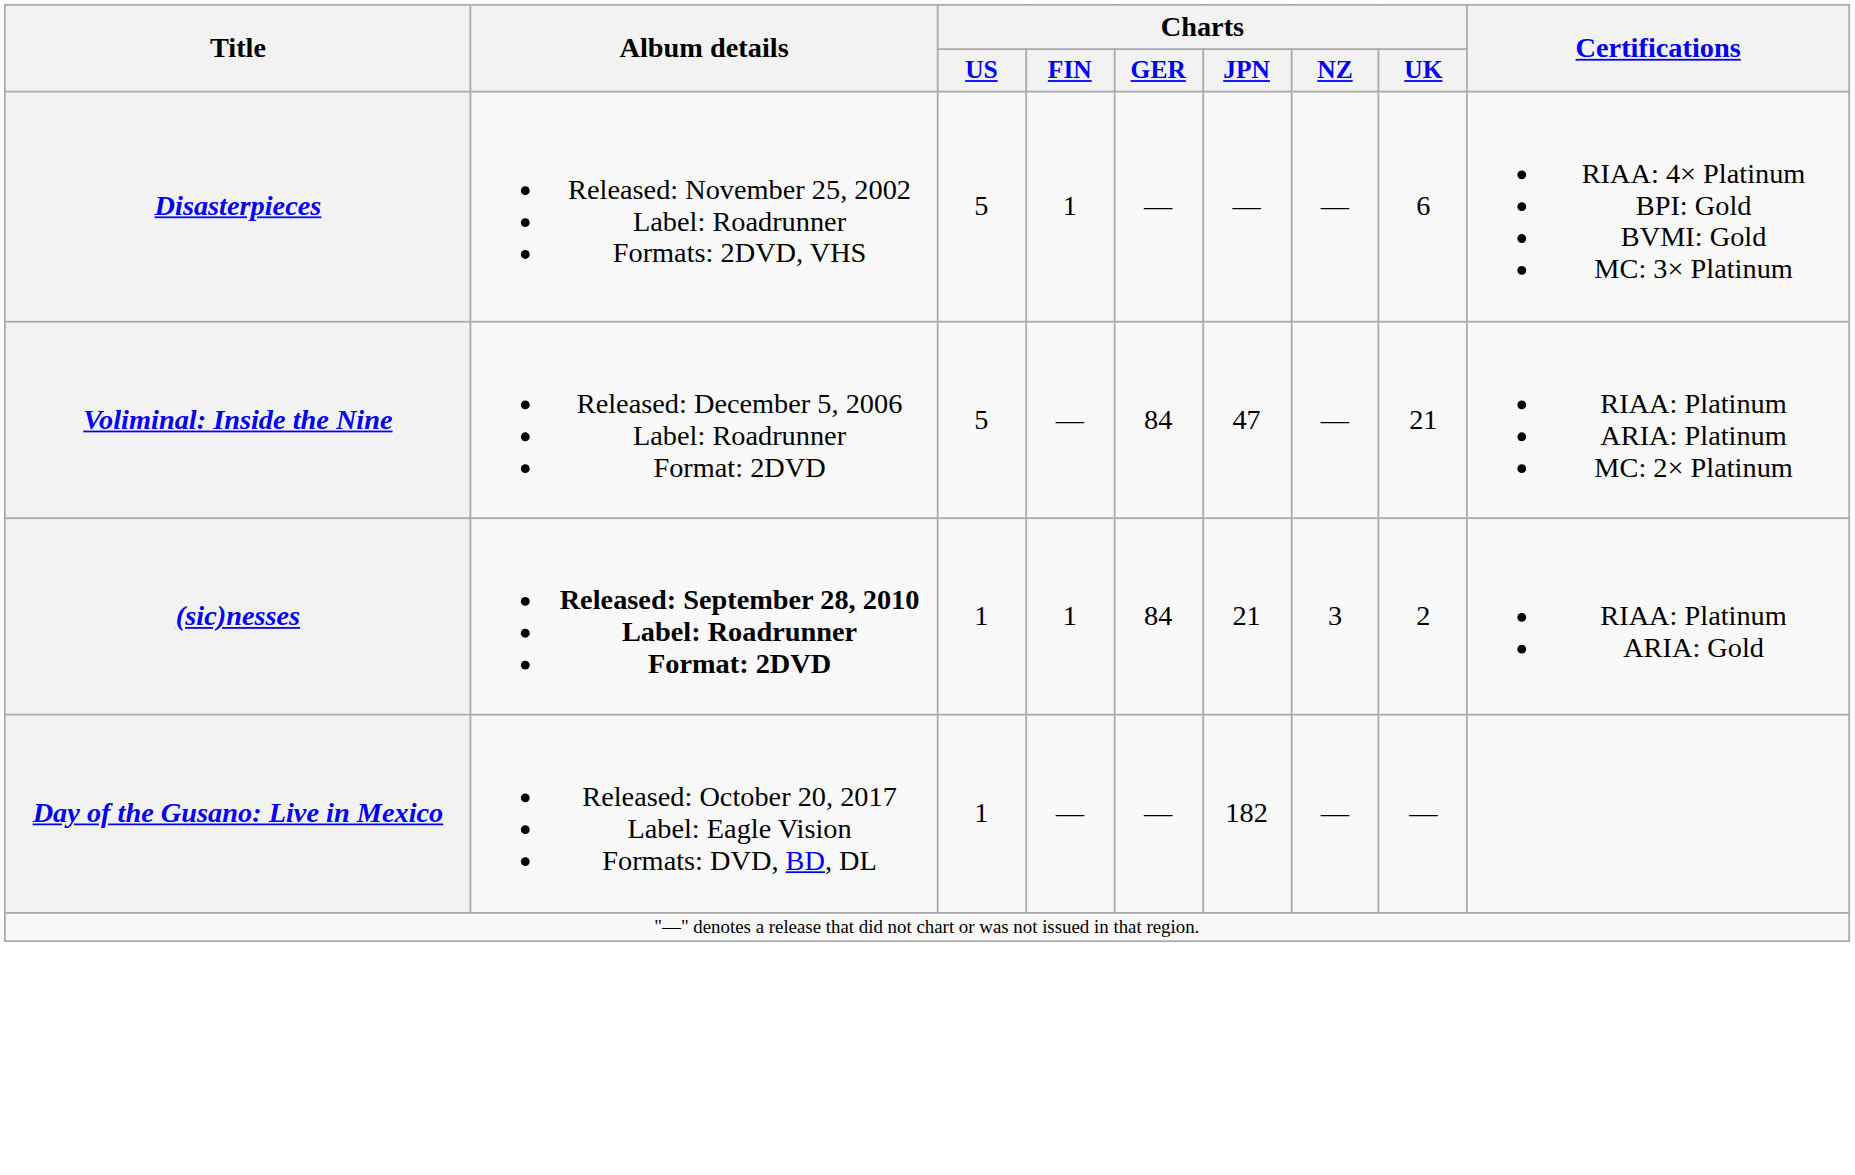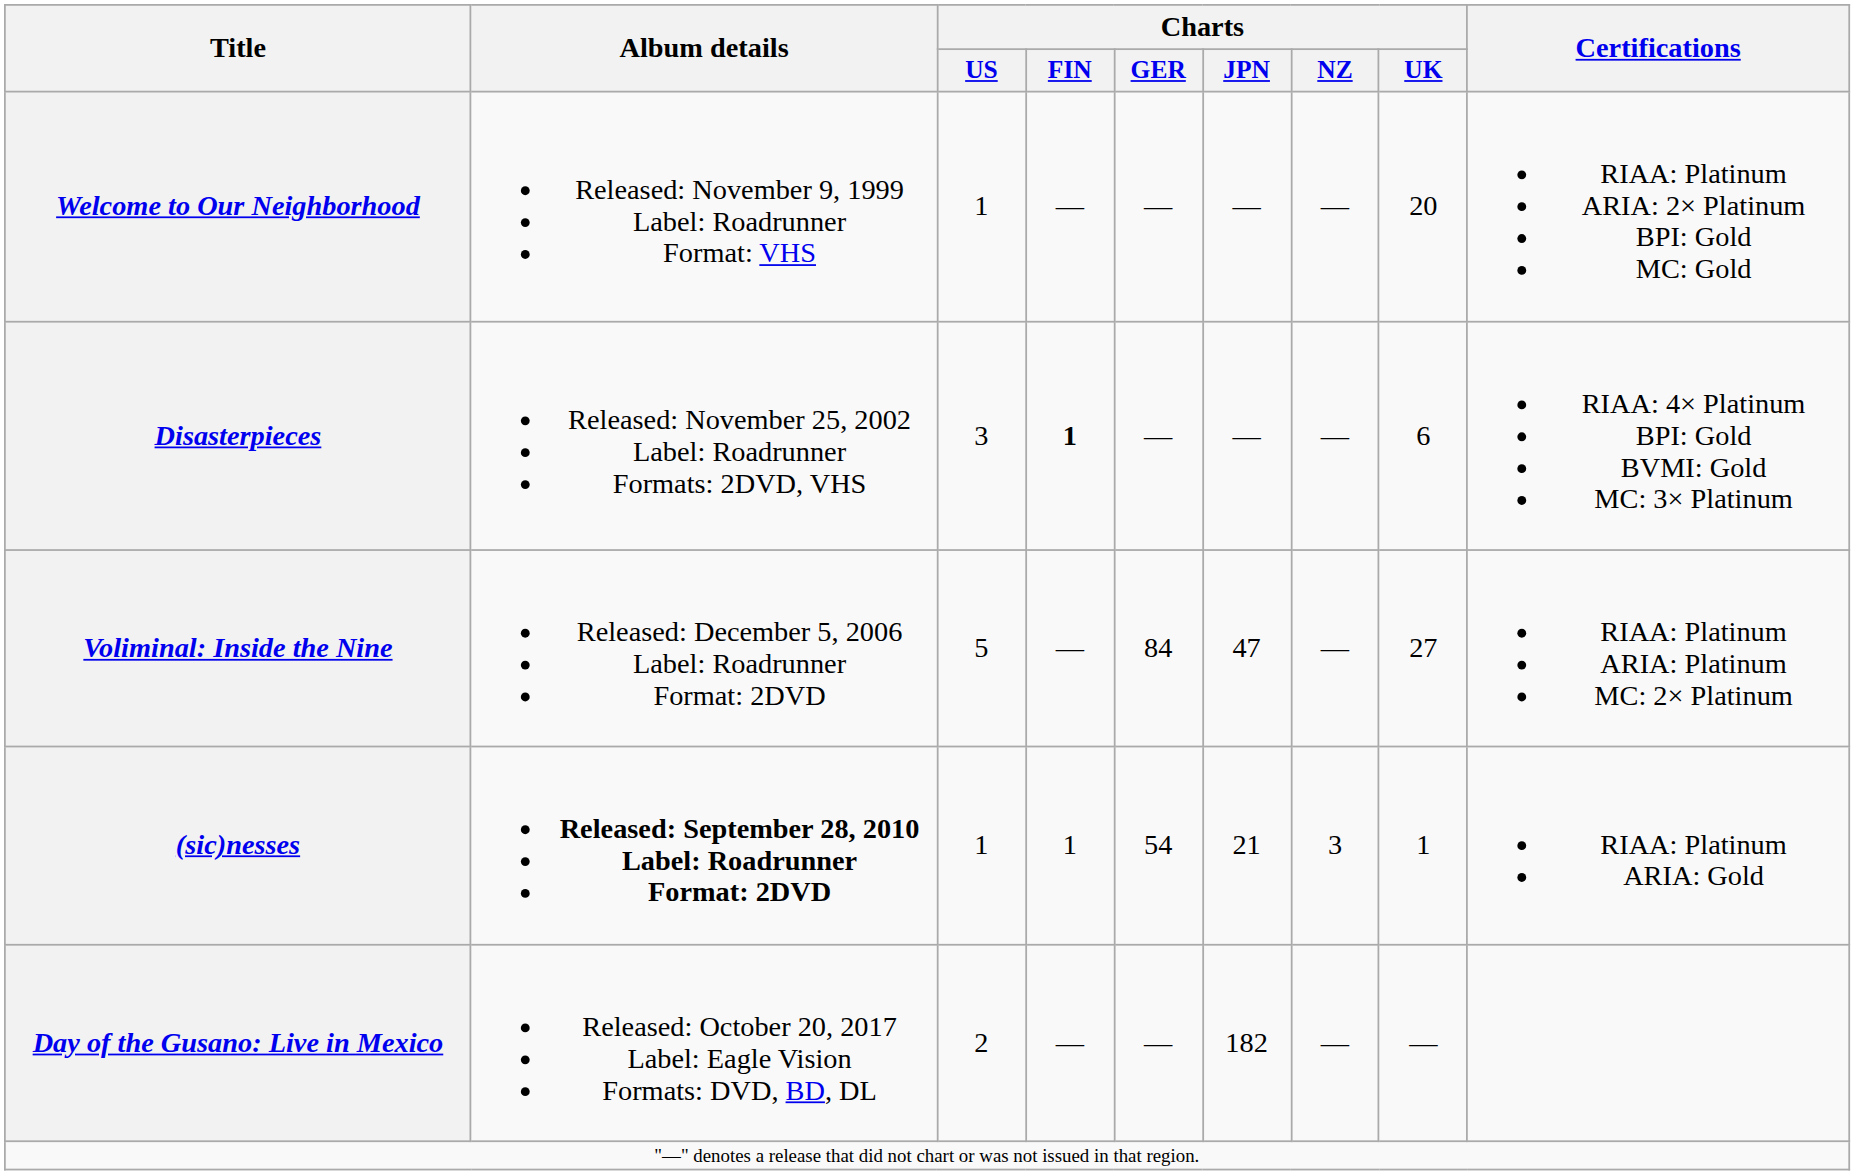+ row: (238, 205)
(981, 205) 5 -> (981, 434) 3
(1070, 205) normal -> (1070, 434) bold
(1423, 419) 21 -> (1423, 648) 27
(1158, 616) 84 -> (1158, 845) 54
(1423, 616) 2 -> (1423, 845) 1
(981, 813) 1 -> (981, 1042) 2
